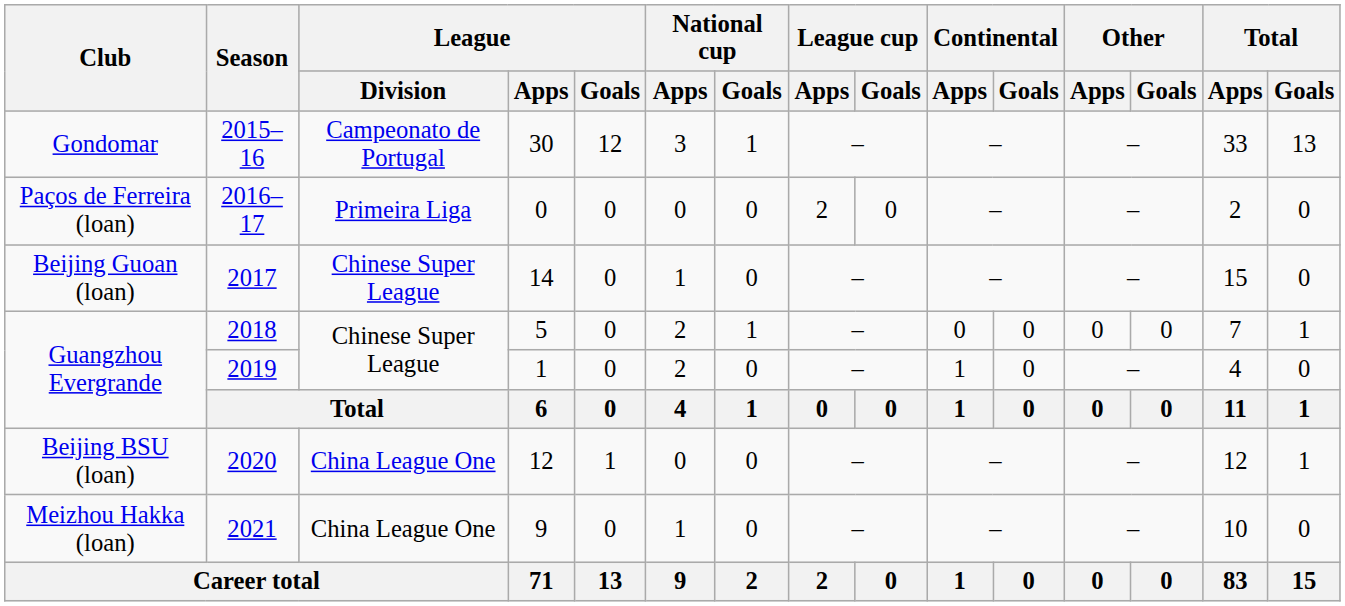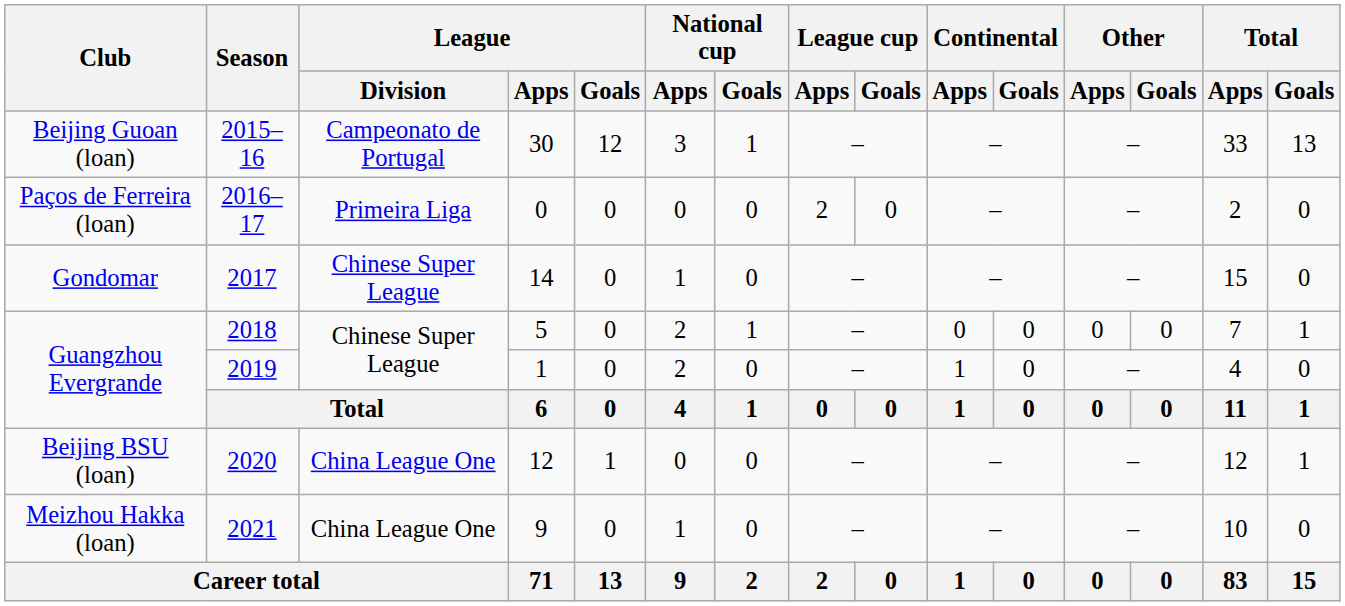(105, 143) Gondomar -> (105, 143) Beijing Guoan (loan)
(105, 277) Beijing Guoan (loan) -> (105, 277) Gondomar
